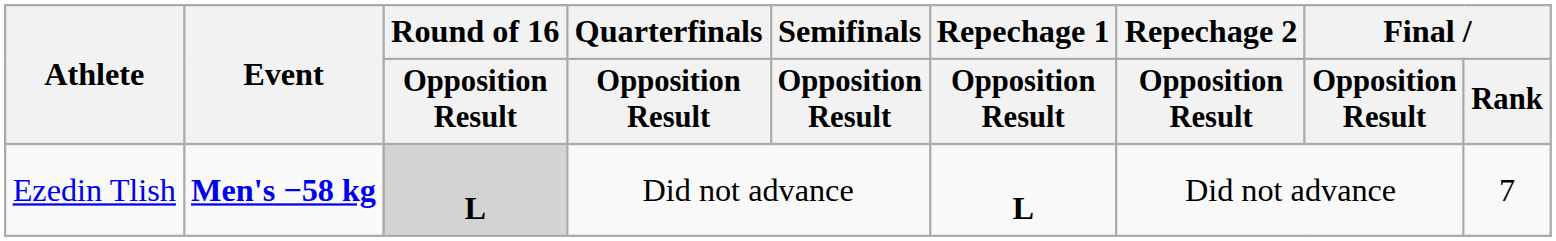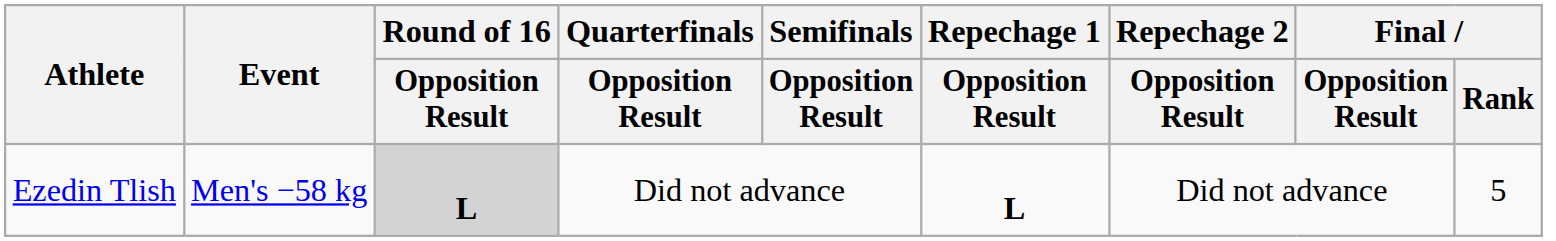(284, 189) bold -> (279, 189) normal
(1507, 189) 7 -> (1498, 189) 5
